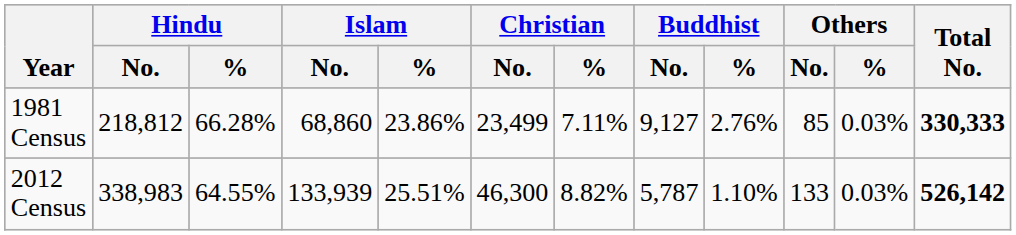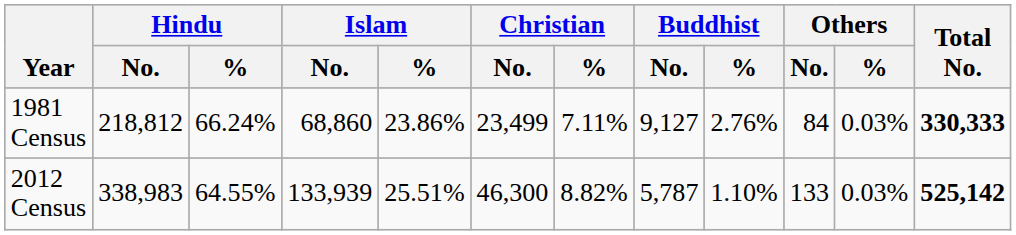(235, 122) 66.28% -> (235, 122) 66.24%
(816, 122) 85 -> (816, 122) 84
(963, 193) 526,142 -> (963, 193) 525,142
